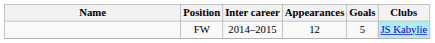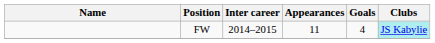(315, 30) 12 -> (315, 30) 11
(362, 30) 5 -> (362, 30) 4
